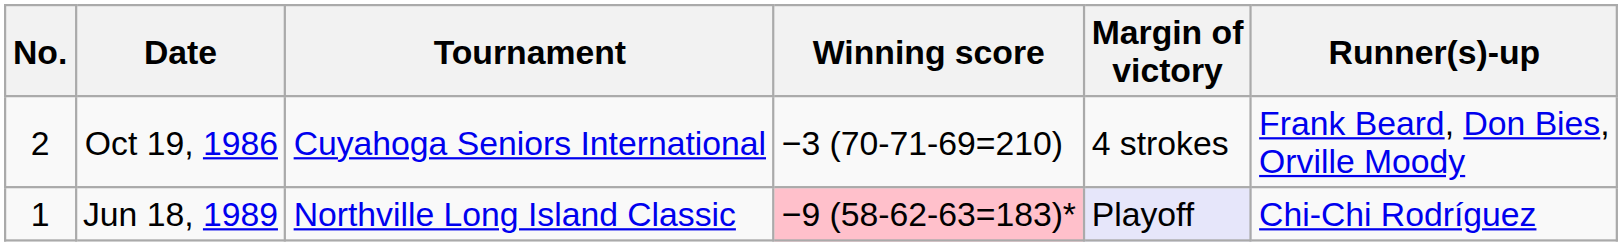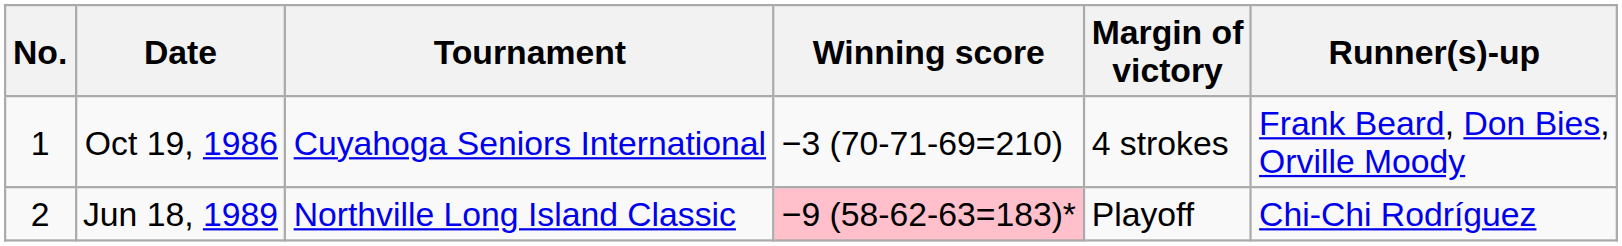(40, 142) 2 -> (40, 142) 1
(40, 214) 1 -> (40, 214) 2
(1143, 214) lavender background -> (1143, 214) no background
